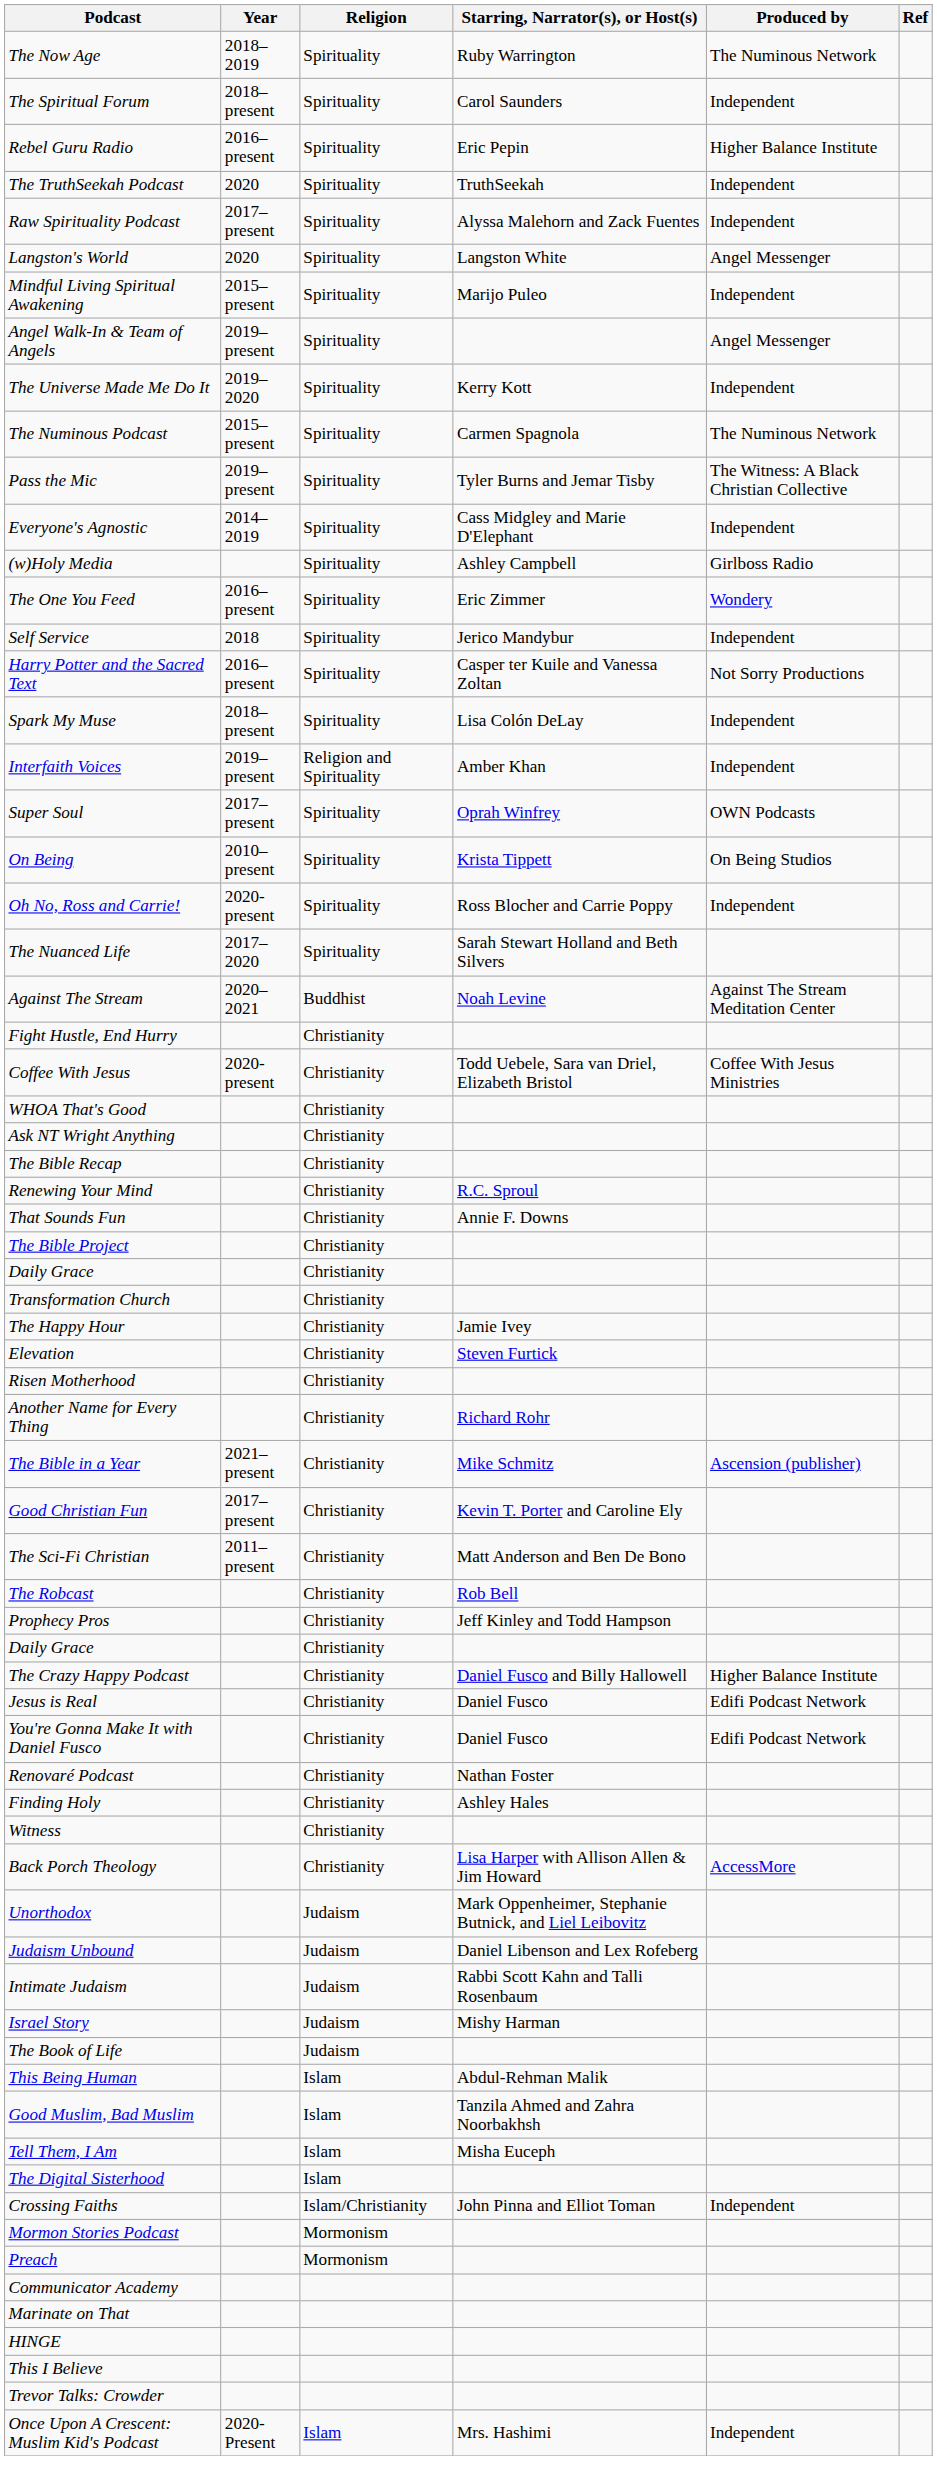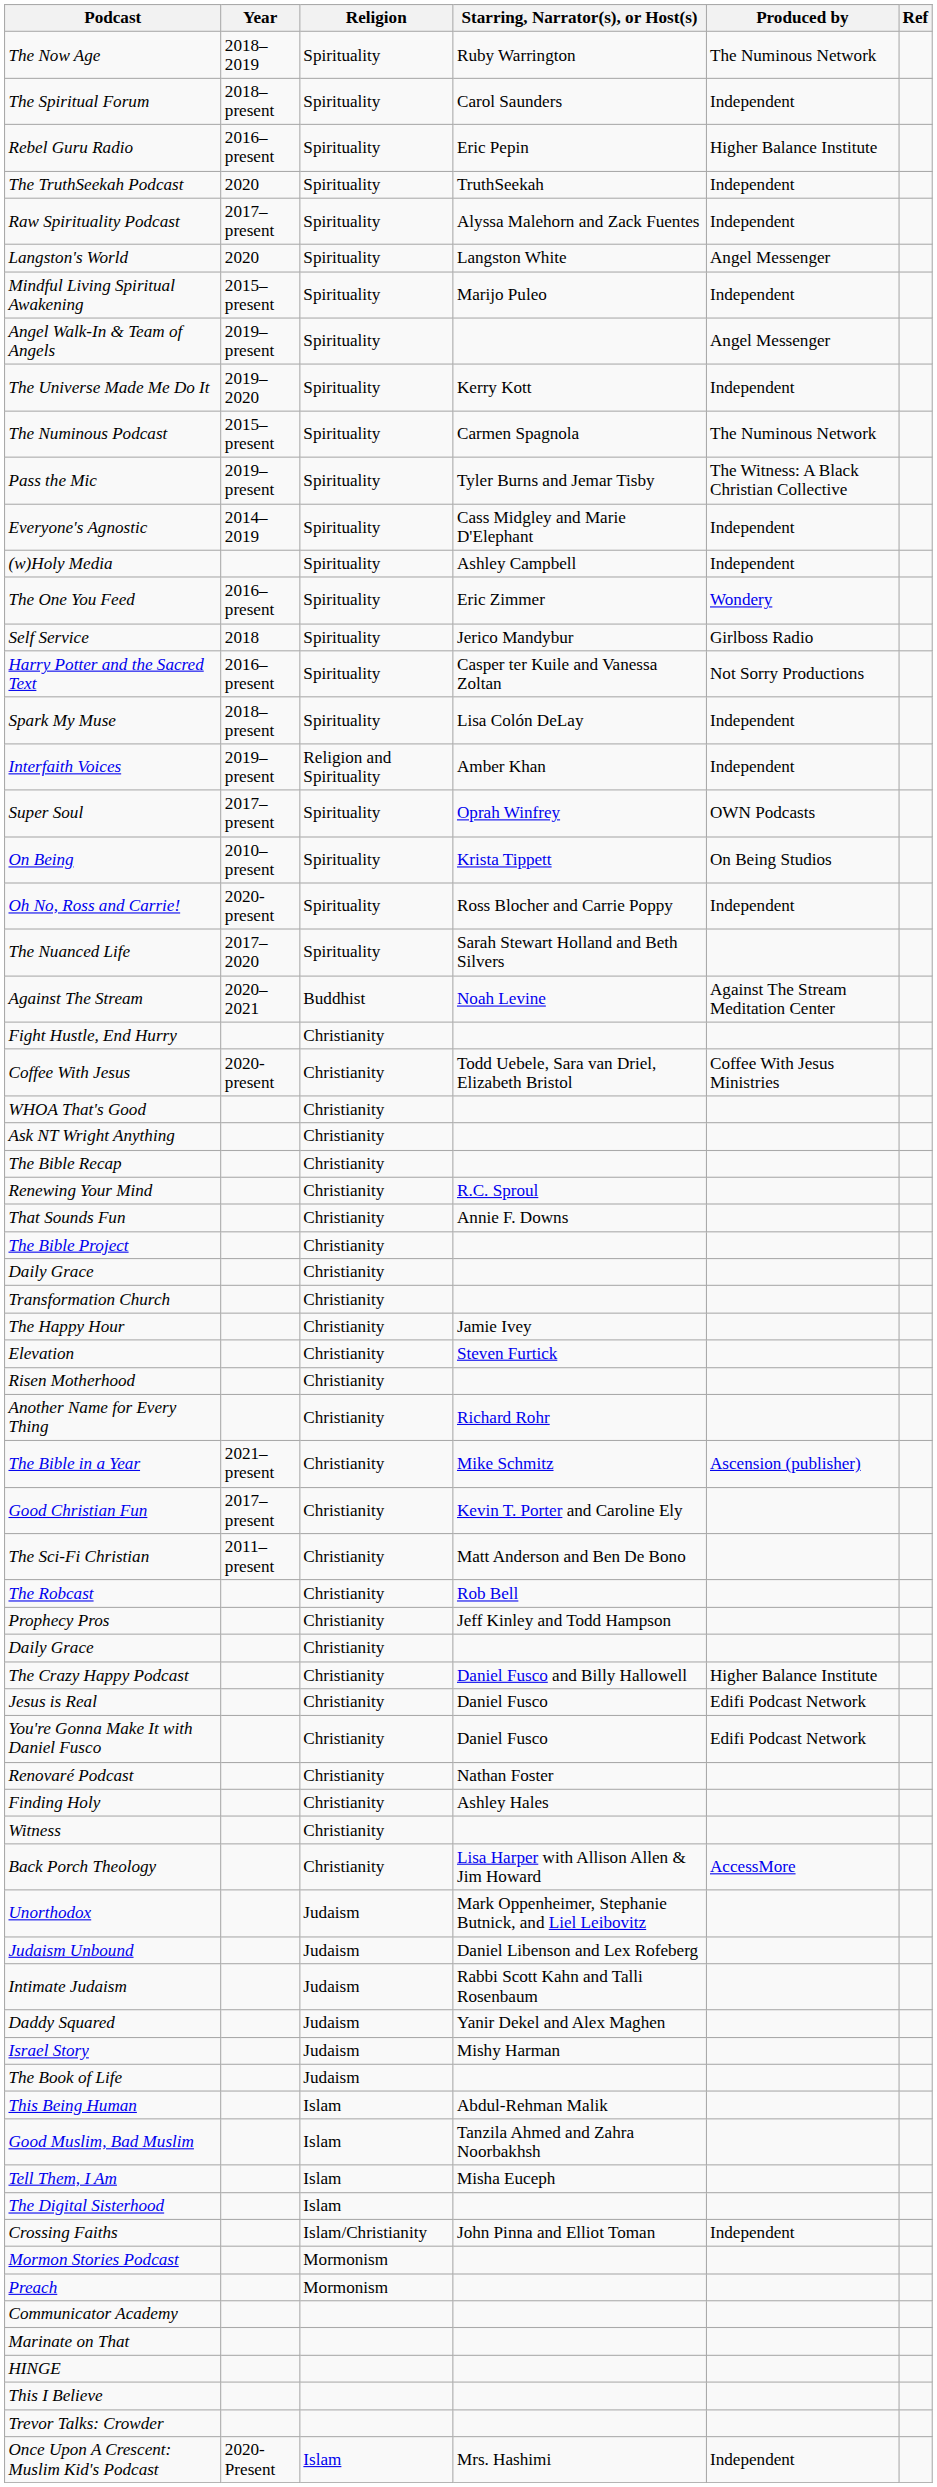(762, 563) Girlboss Radio -> (752, 563) Independent
(752, 637) Independent -> (762, 637) Girlboss Radio
+ row: (62, 2023)
